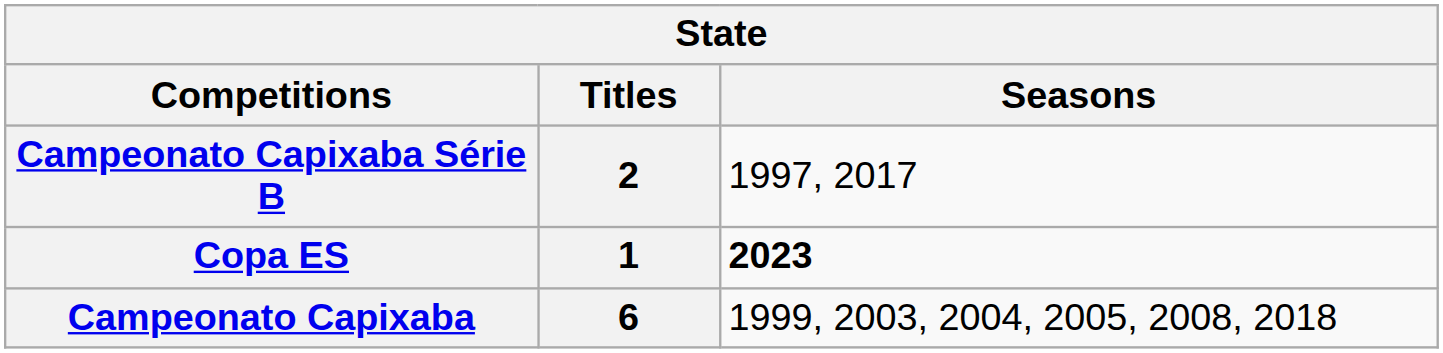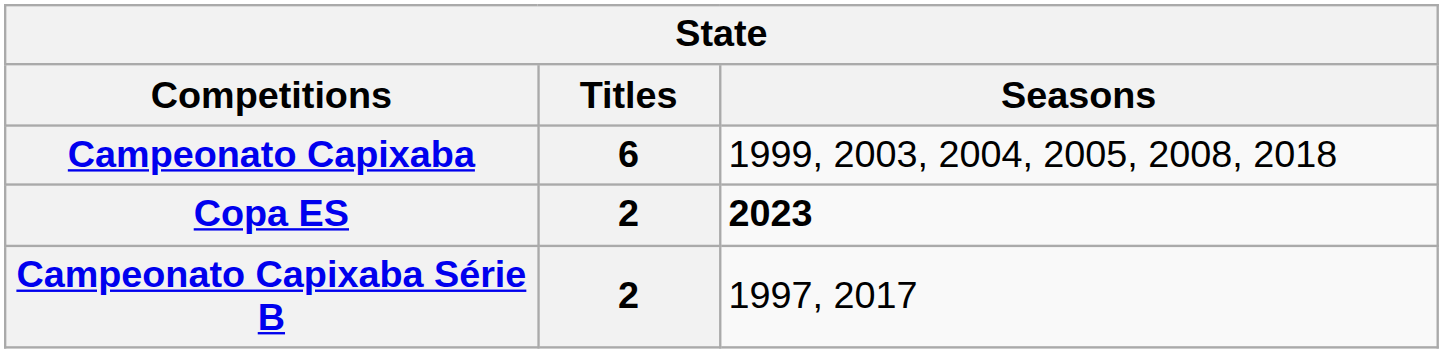rows swapped: (271, 316) <-> (271, 175)
(629, 256) 1 -> (629, 214) 2
